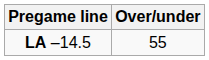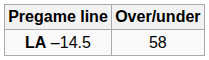(158, 42) 55 -> (158, 42) 58
